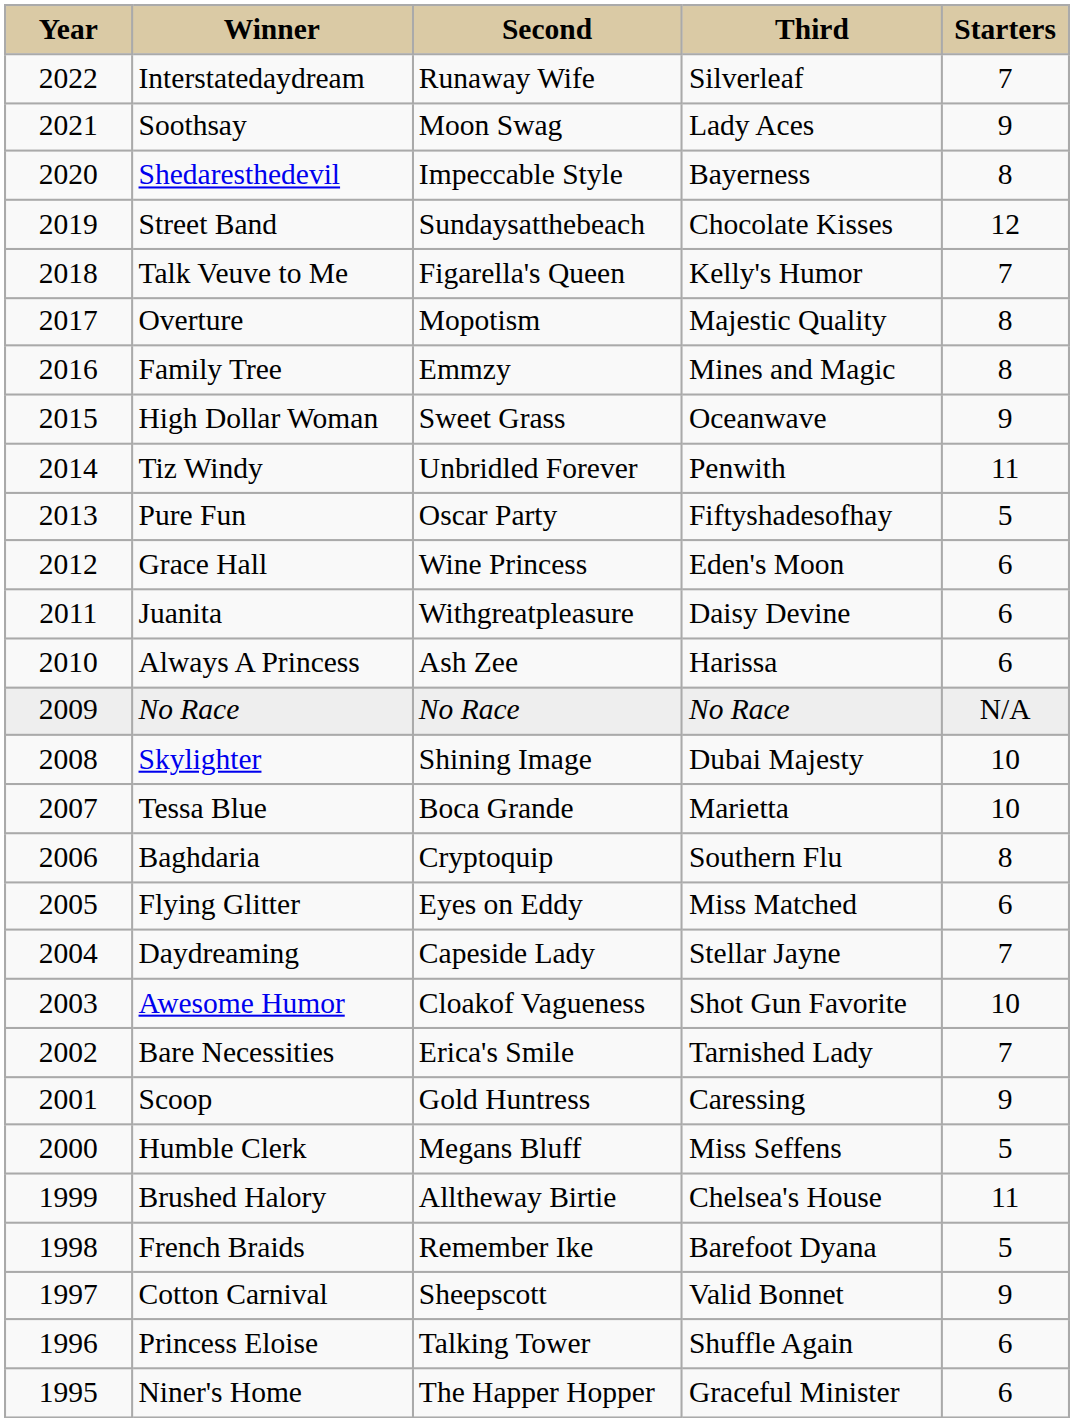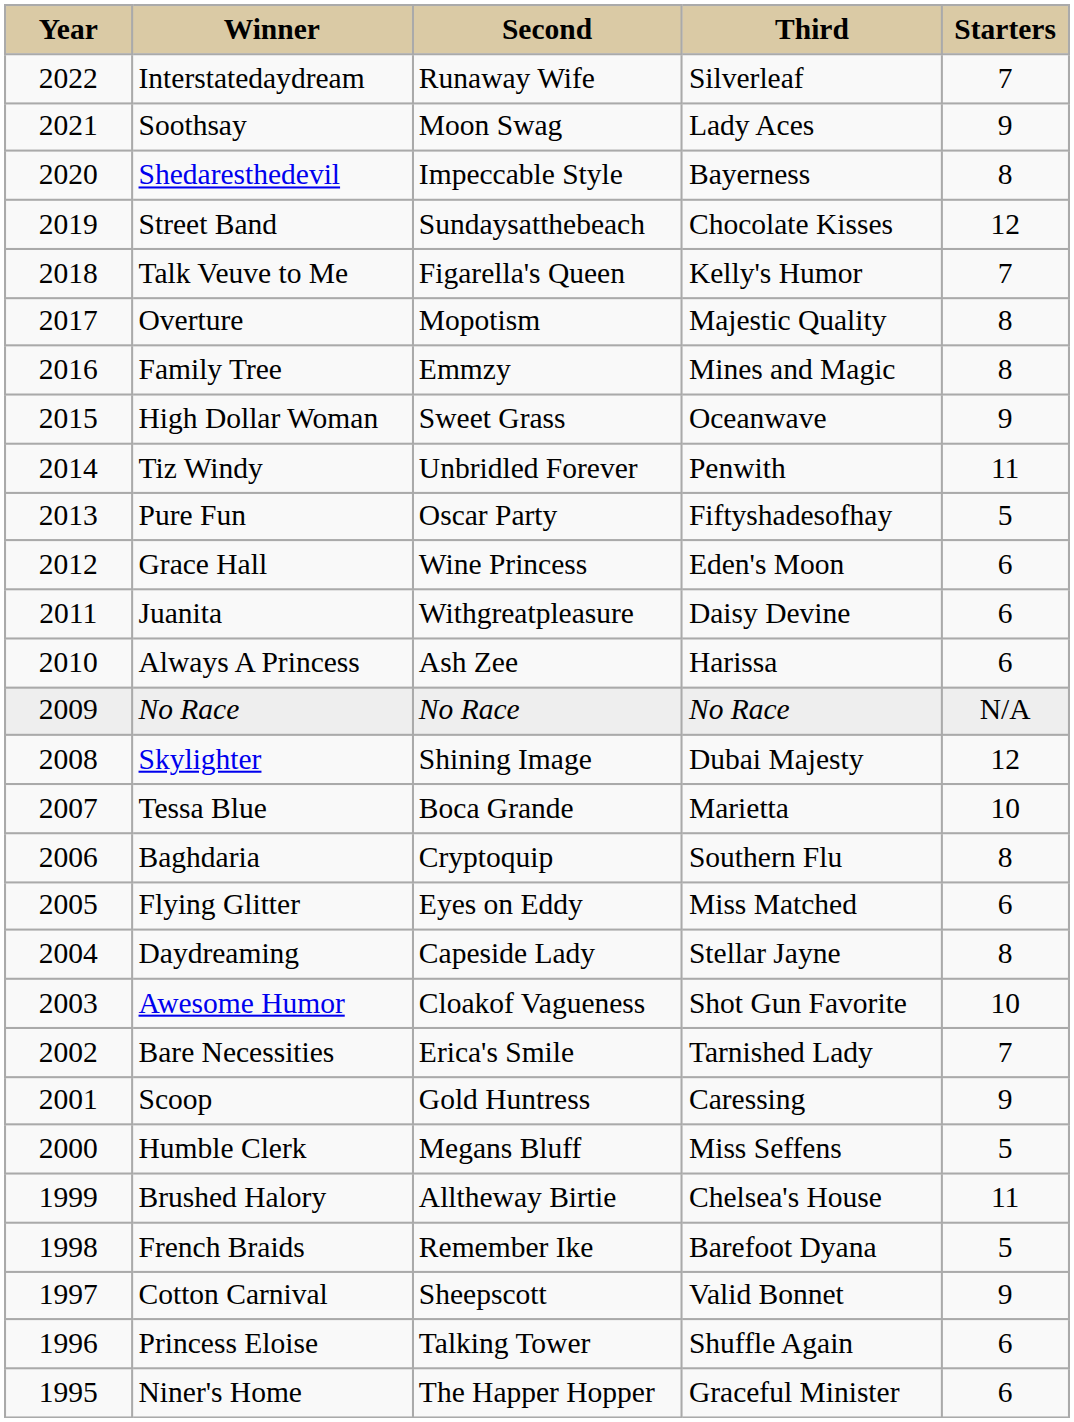(1005, 759) 10 -> (1005, 759) 12
(1005, 954) 7 -> (1005, 954) 8
